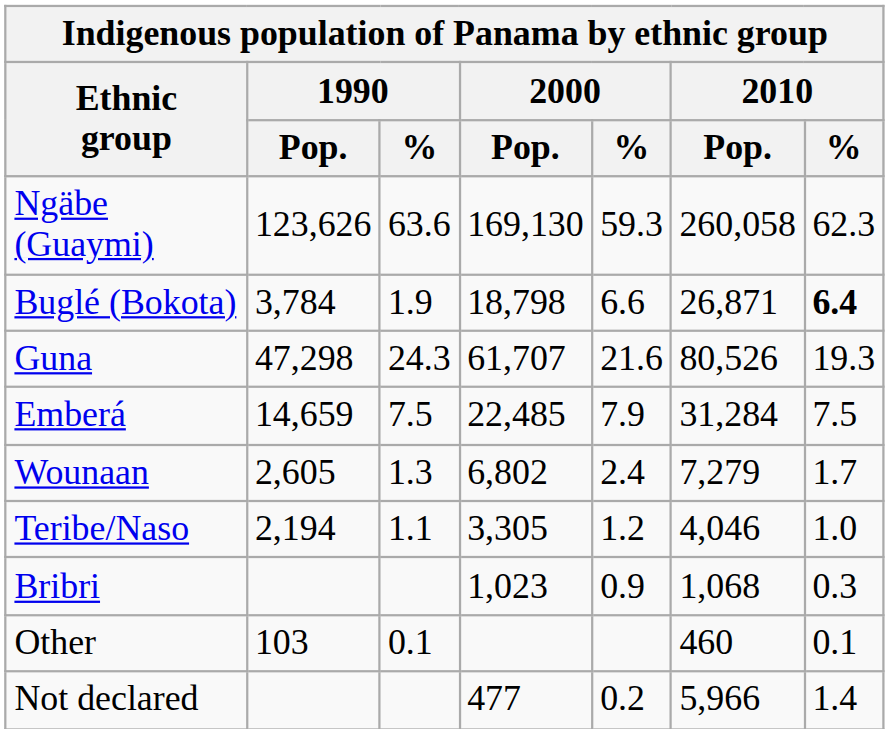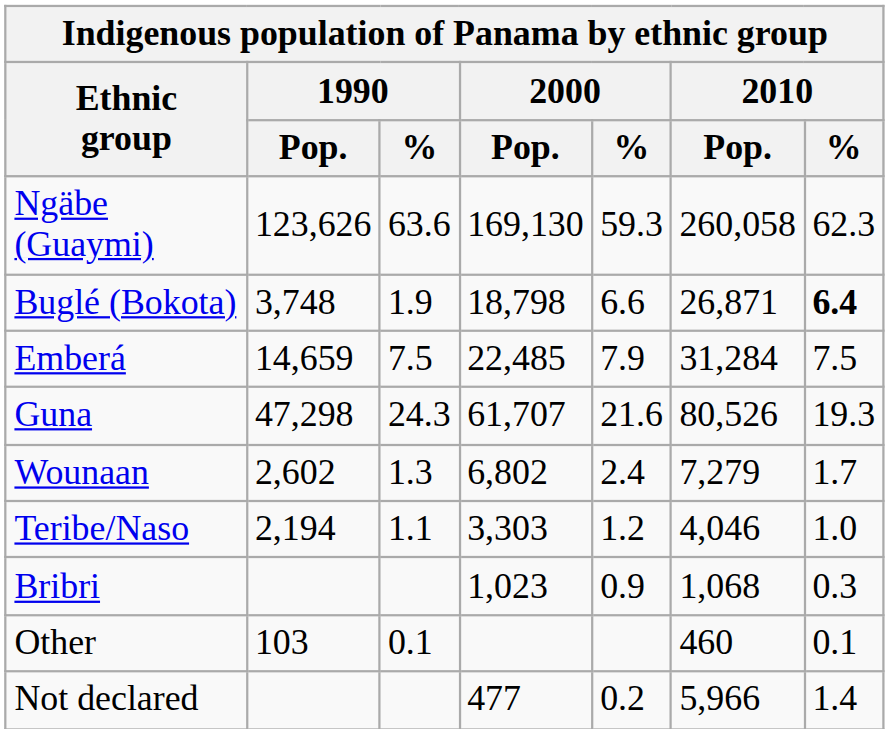(295, 301) 3,784 -> (295, 301) 3,748
rows swapped: (53, 358) <-> (70, 415)
(295, 471) 2,605 -> (295, 471) 2,602
(508, 528) 3,305 -> (508, 528) 3,303
